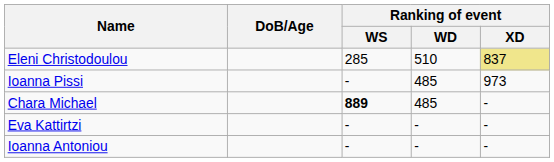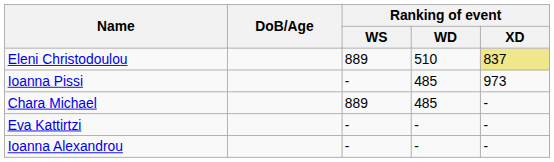(356, 59) 285 -> (356, 59) 889
(356, 103) bold -> (356, 103) normal
+ row: (65, 147)
- row: (58, 147)
